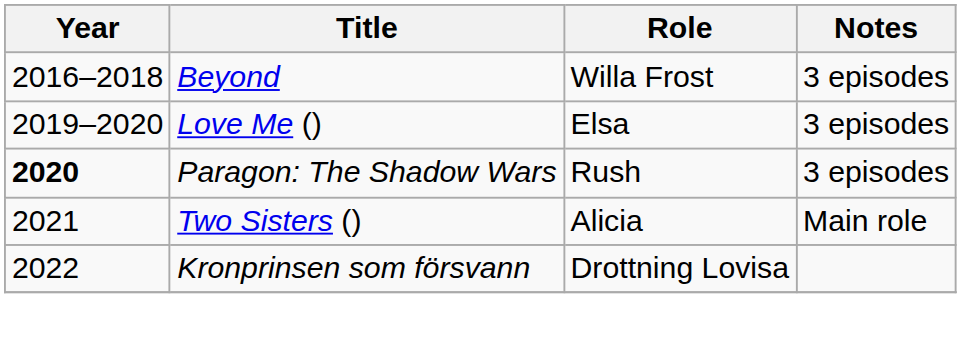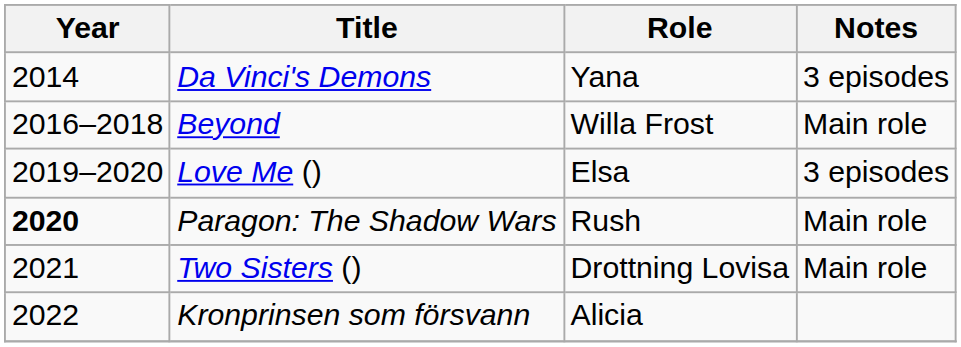+ row: (304, 76)
(876, 76) 3 episodes -> (865, 124) Main role
(876, 172) 3 episodes -> (865, 220) Main role
(607, 220) Alicia -> (680, 268) Drottning Lovisa
(680, 268) Drottning Lovisa -> (607, 316) Alicia
